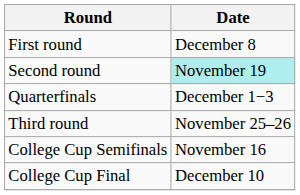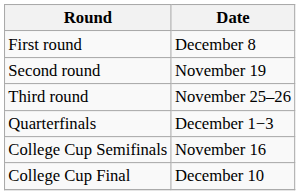(221, 70) paleturquoise background -> (221, 70) no background
rows swapped: (48, 123) <-> (52, 96)
